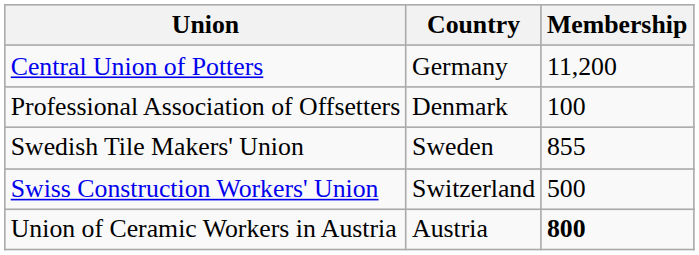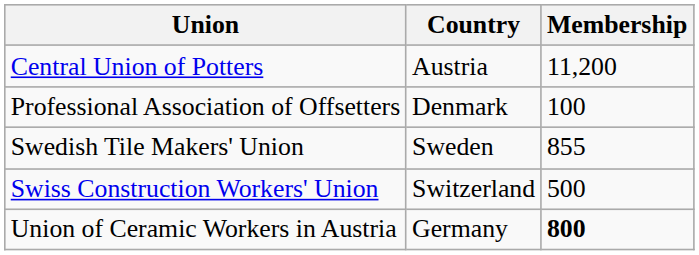(460, 65) Germany -> (450, 65) Austria
(450, 229) Austria -> (460, 229) Germany
